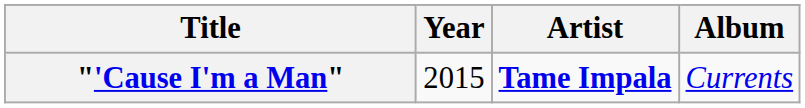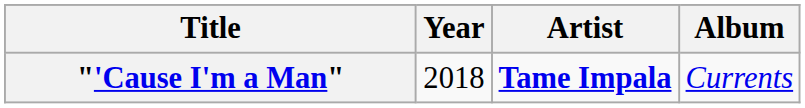(454, 77) 2015 -> (454, 77) 2018
